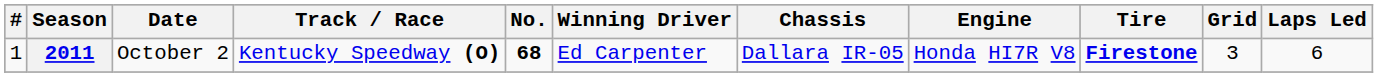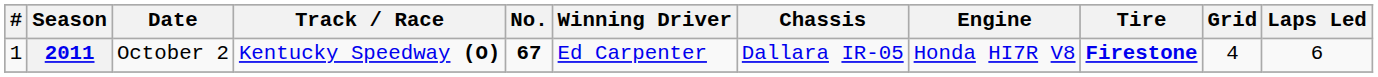(529, 55) 68 -> (529, 55) 67
(1232, 55) 3 -> (1232, 55) 4
